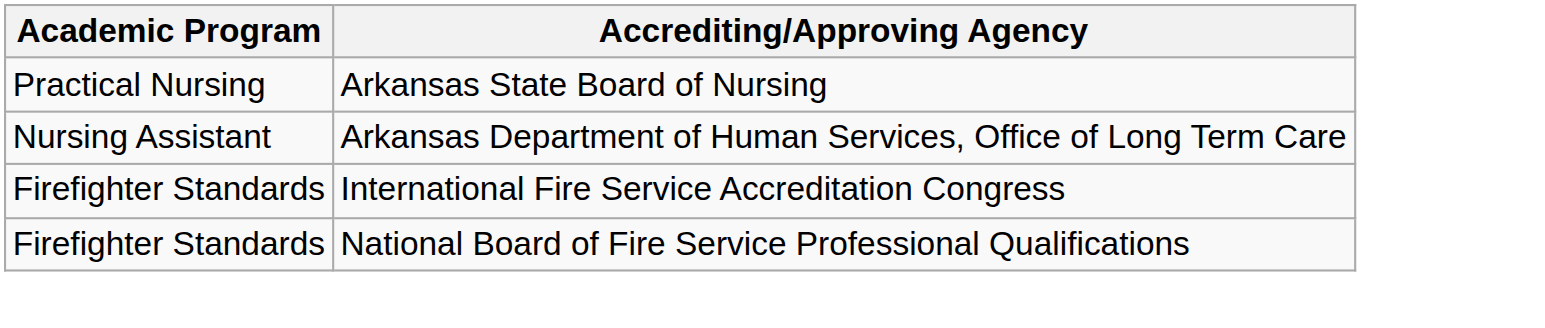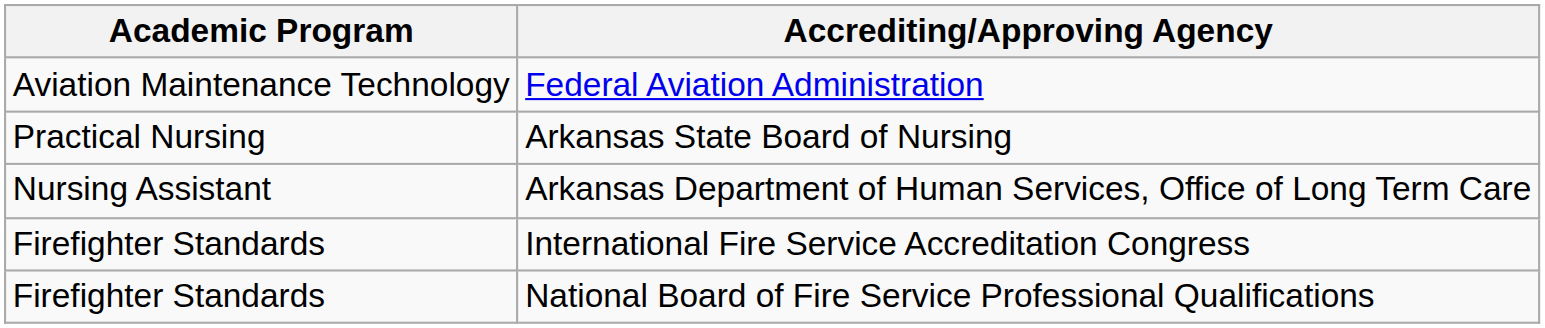+ row: (754, 84)
